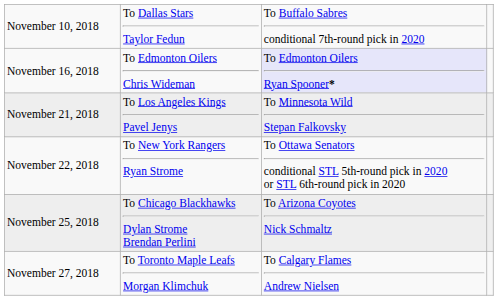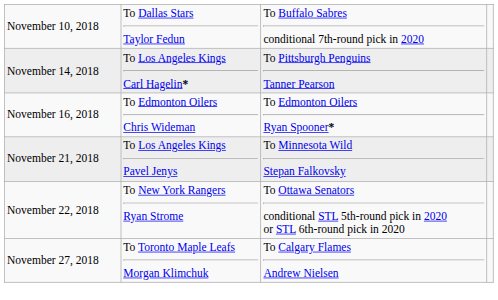+ row: (53, 70)
(374, 70) lavender background -> (374, 114) no background
- row: (53, 222)
